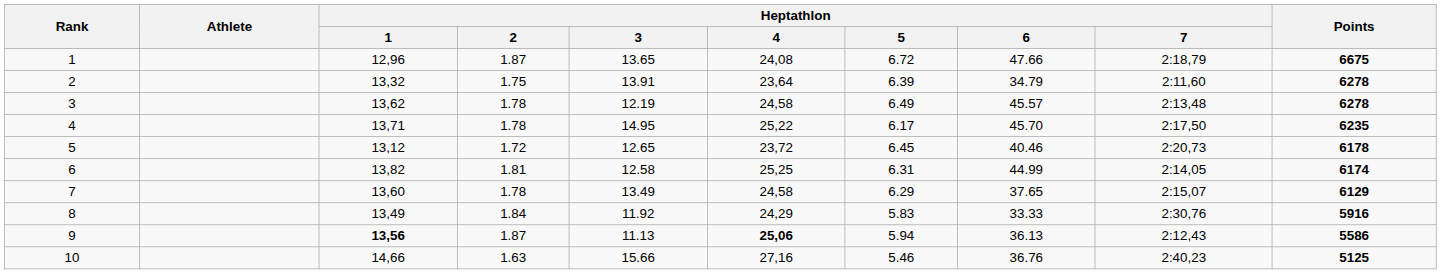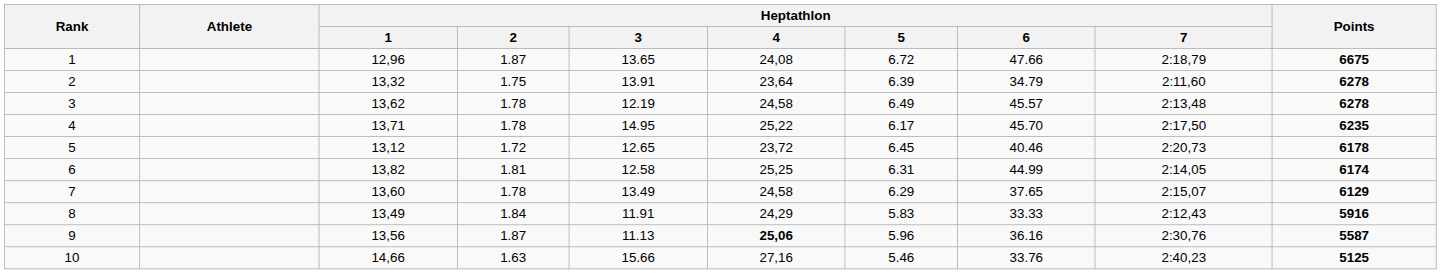(638, 213) 11.92 -> (638, 213) 11.91
(1184, 213) 2:30,76 -> (1184, 213) 2:12,43
(388, 235) bold -> (388, 235) normal
(901, 235) 5.94 -> (901, 235) 5.96
(1026, 235) 36.13 -> (1026, 235) 36.16
(1184, 235) 2:12,43 -> (1184, 235) 2:30,76
(1354, 235) 5586 -> (1354, 235) 5587
(1026, 257) 36.76 -> (1026, 257) 33.76
